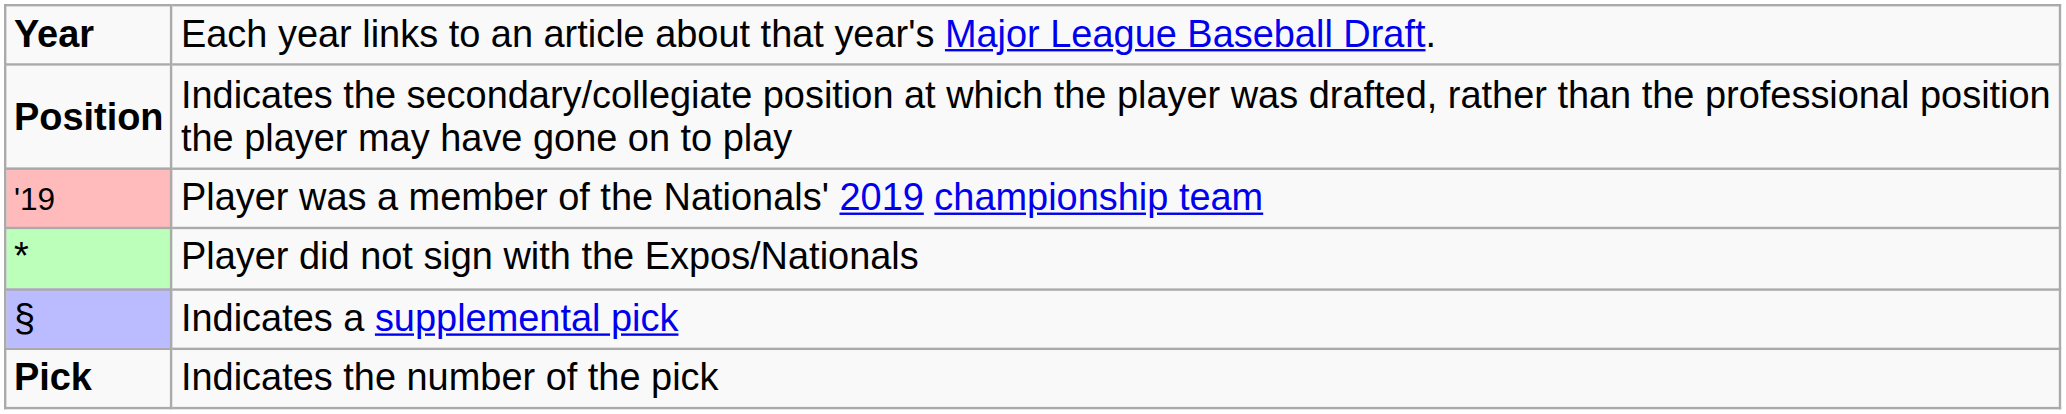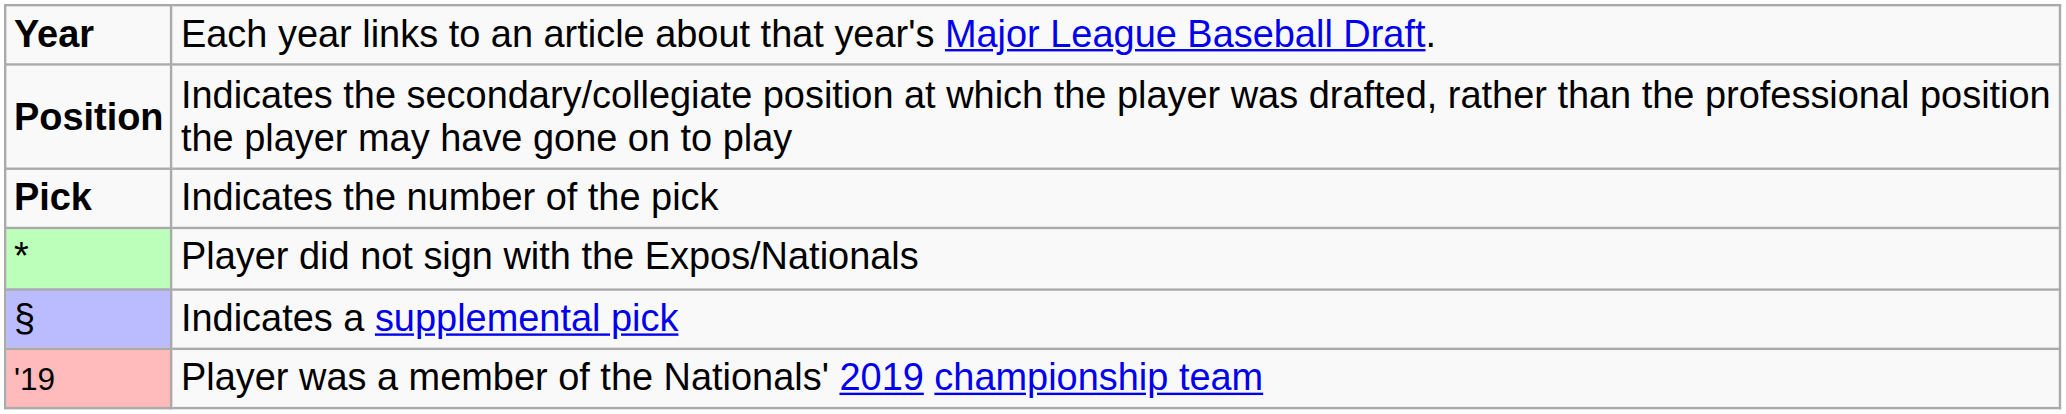rows swapped: (450, 377) <-> (722, 197)
